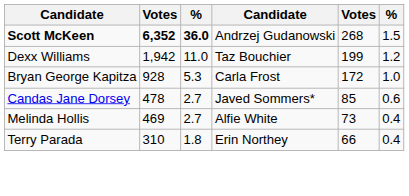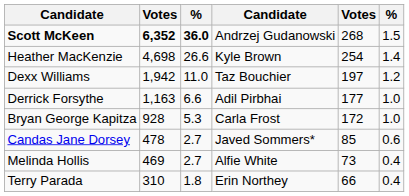+ row: (65, 56)
(352, 56) 199 -> (352, 77) 197
+ row: (56, 98)
